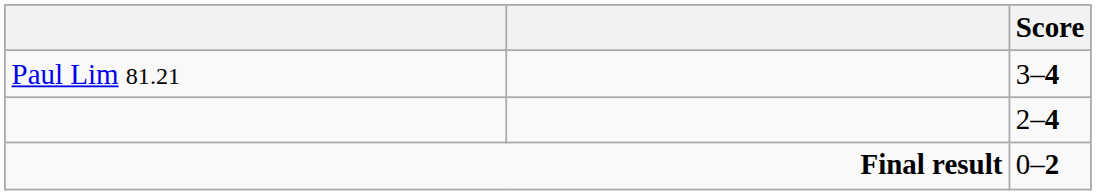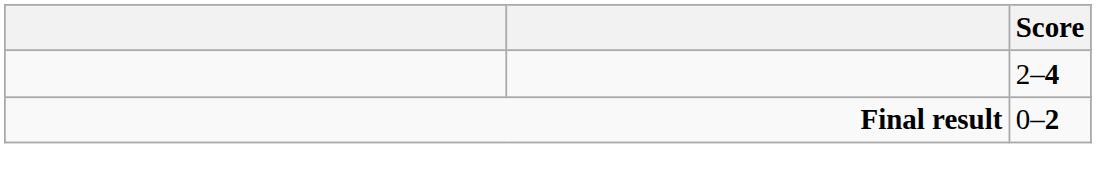- row: (96, 73)
